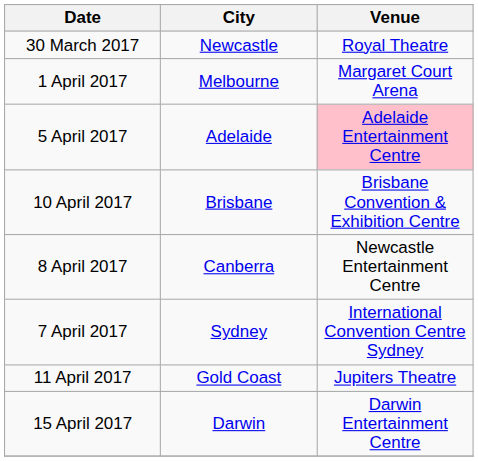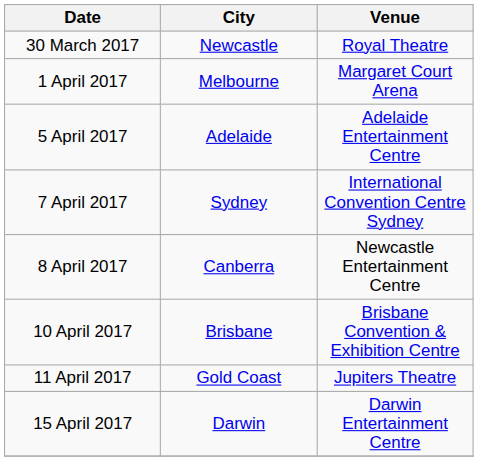(395, 136) pink background -> (395, 136) no background
rows swapped: (83, 331) <-> (83, 201)
